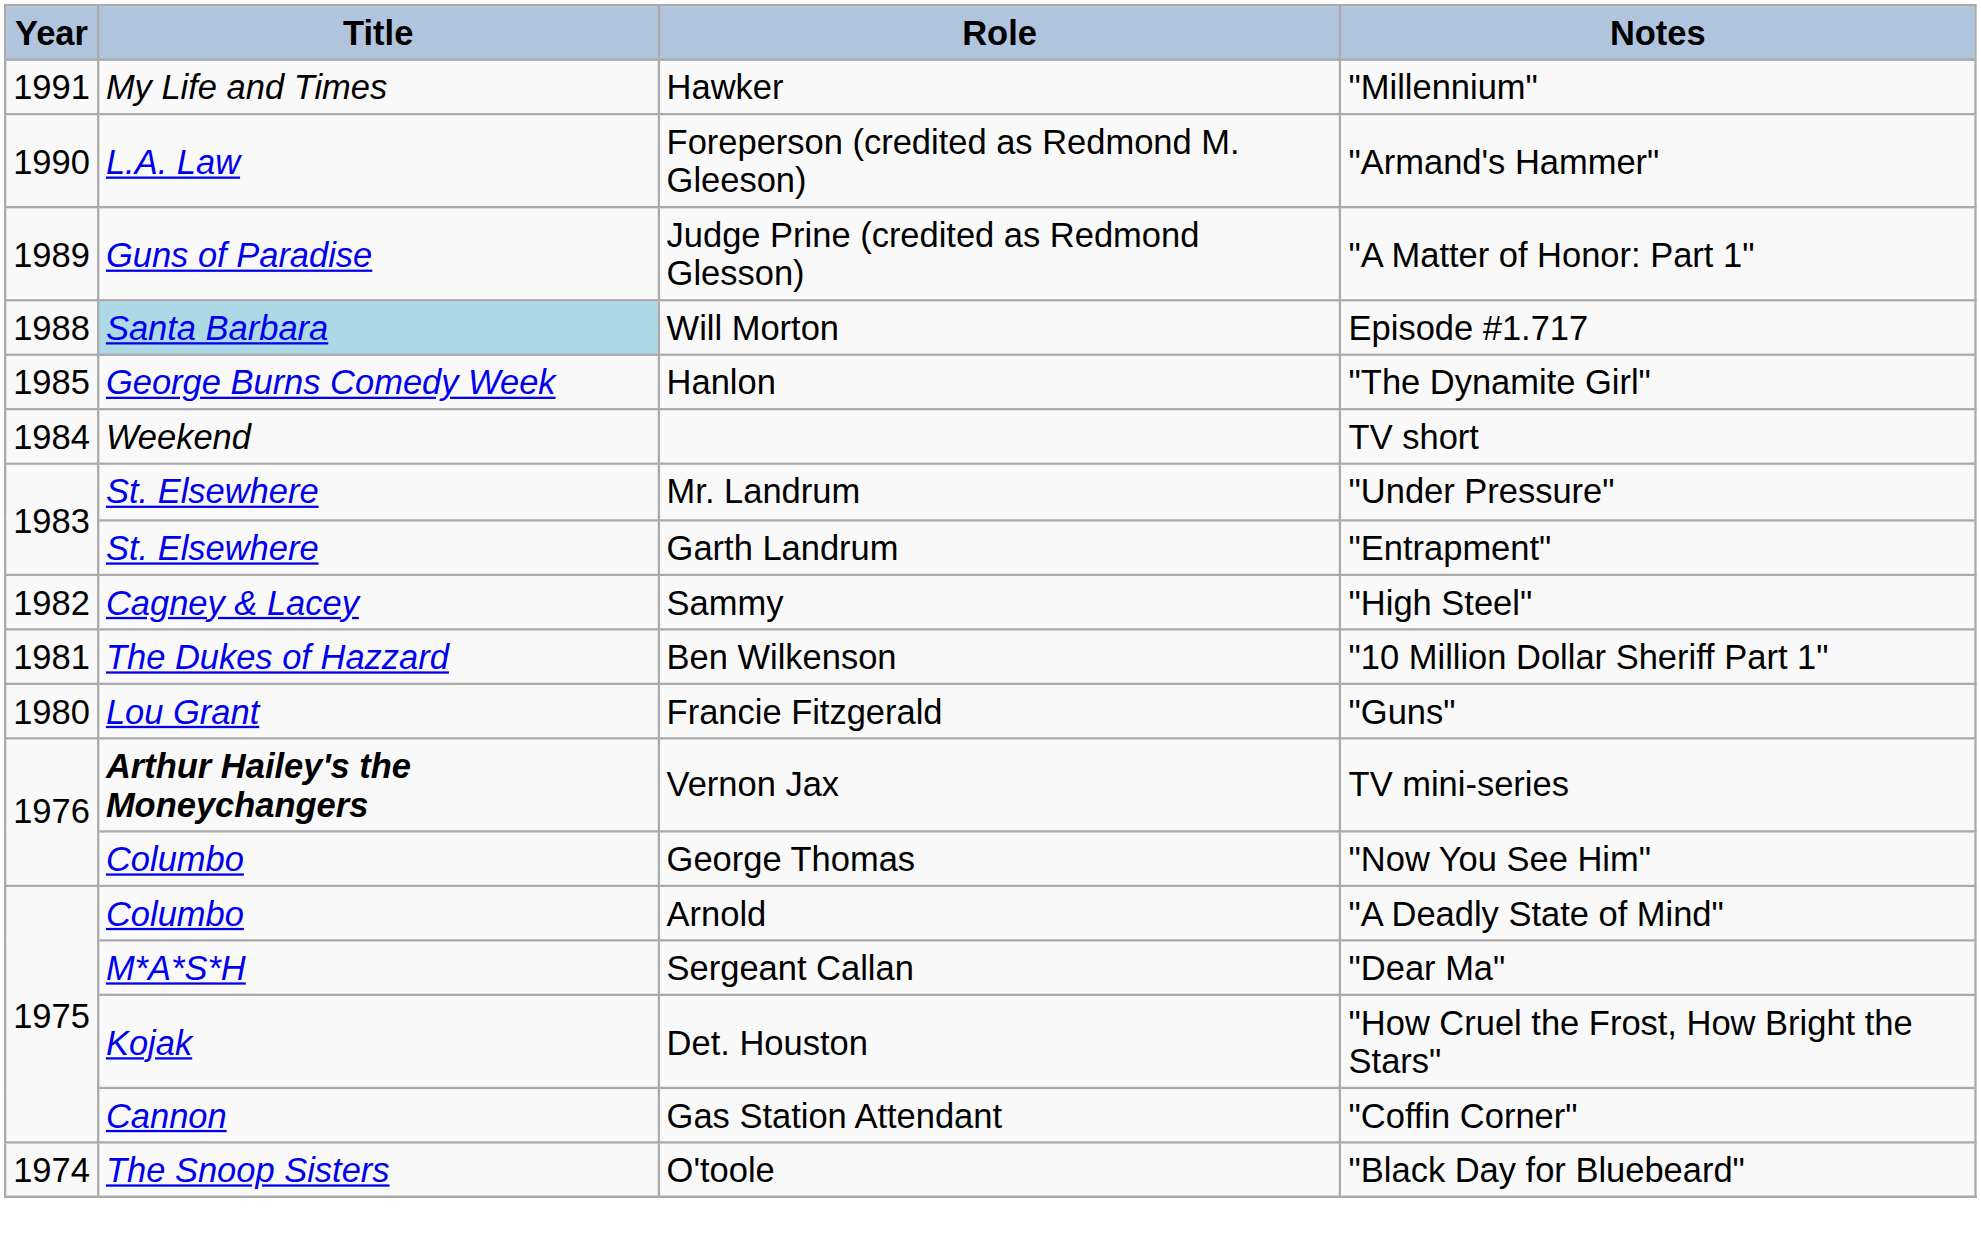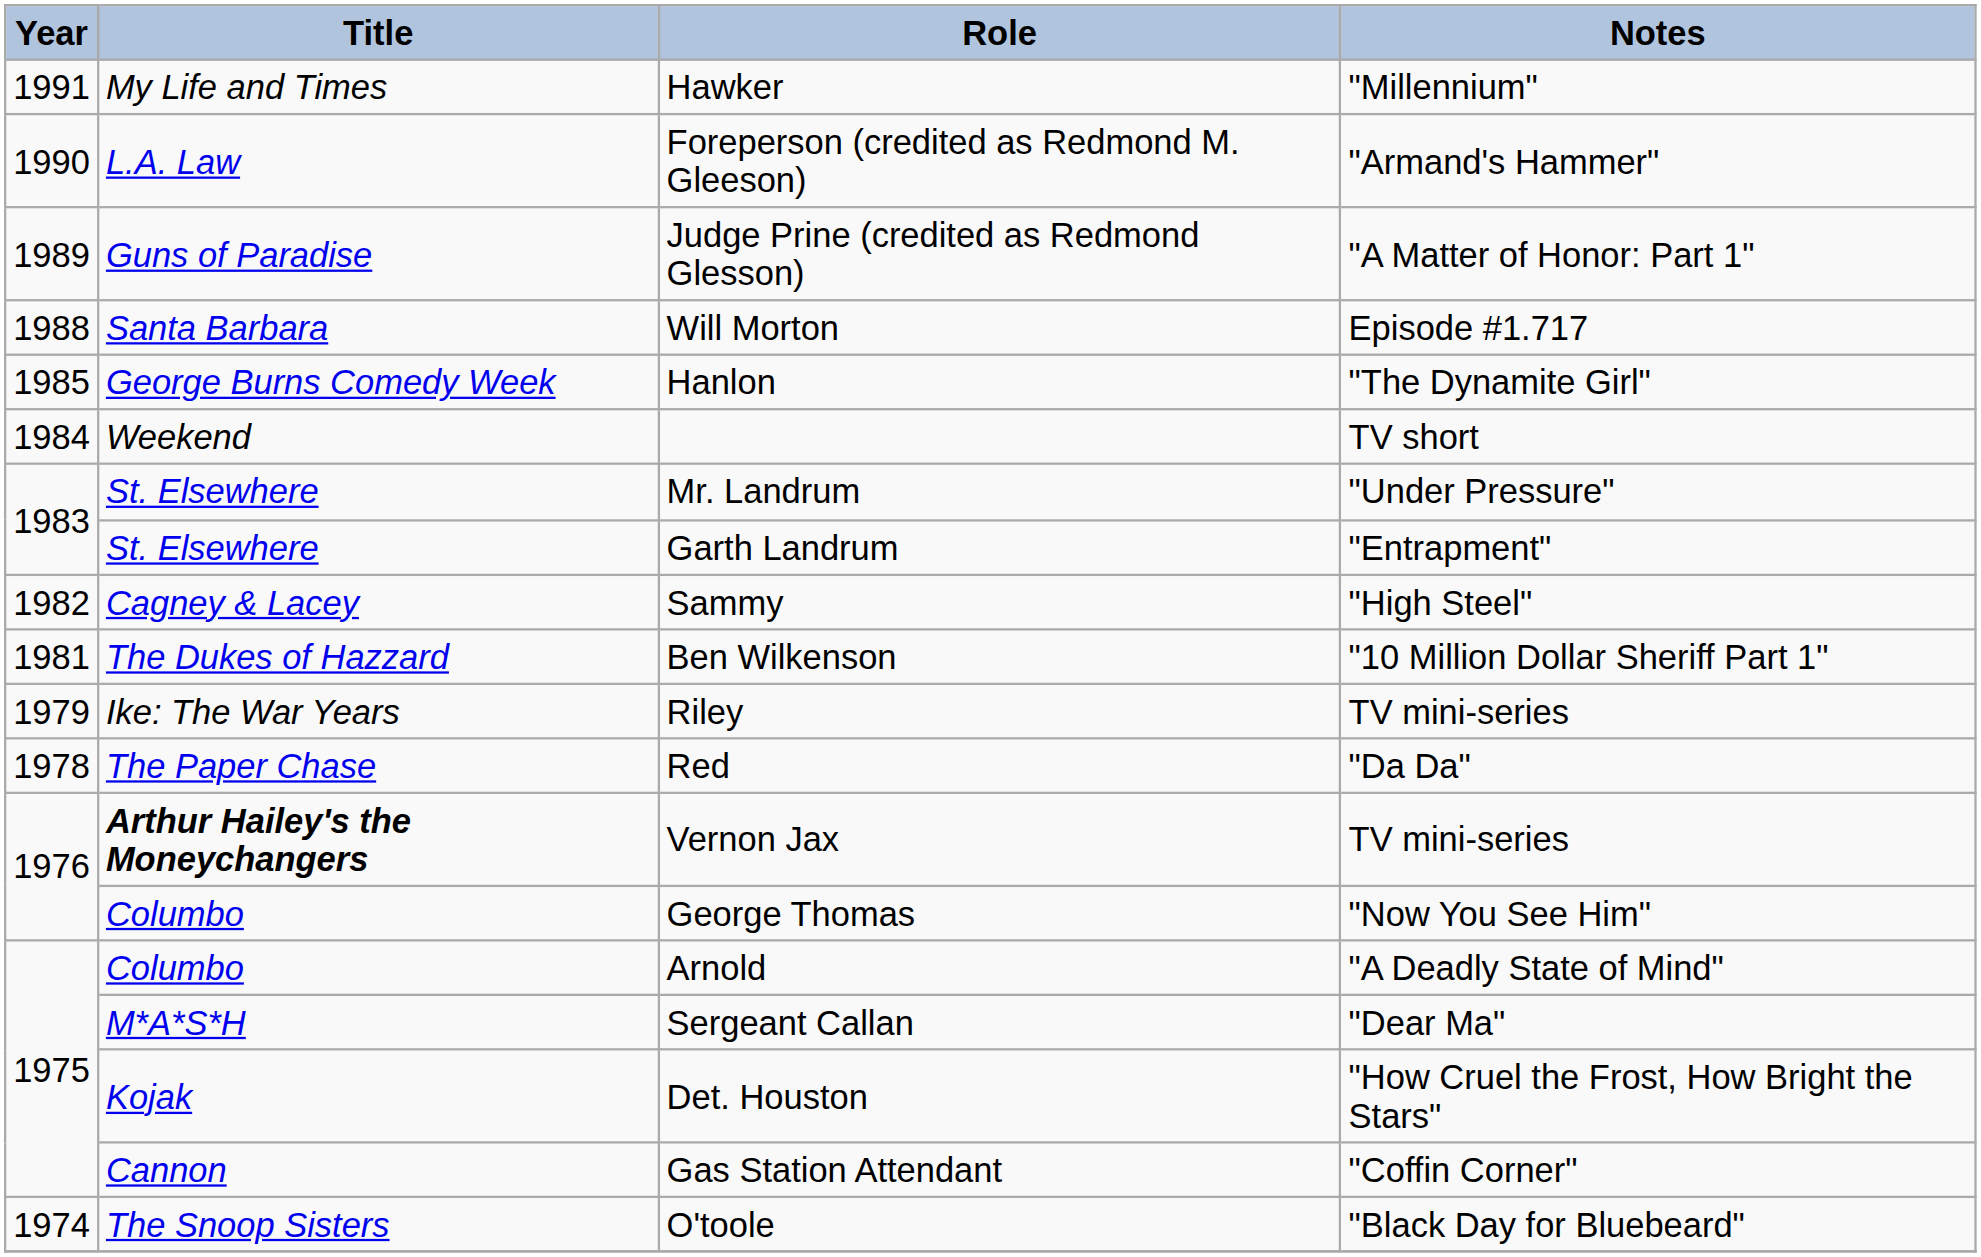(217, 328) lightblue background -> (217, 328) no background
- row: (805, 711)
+ row: (705, 711)
+ row: (698, 765)
